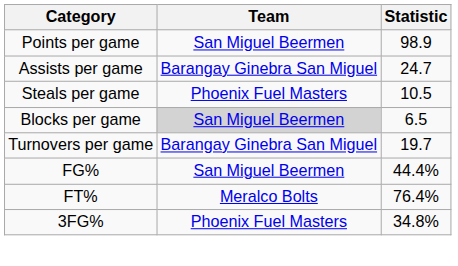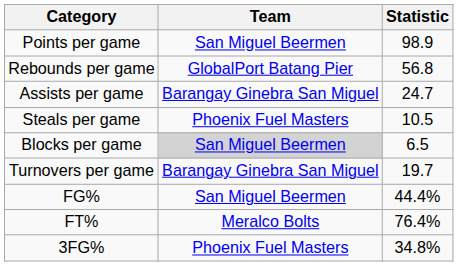+ row: (81, 68)
